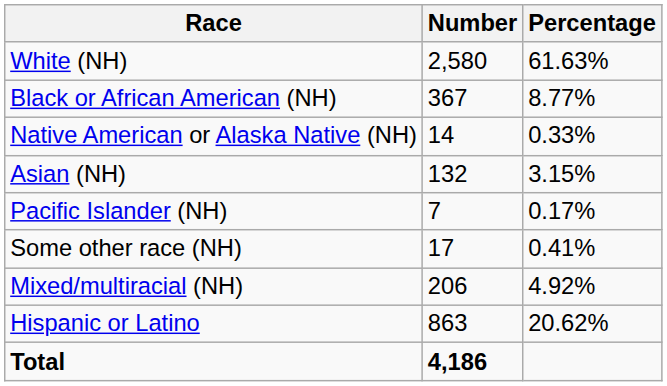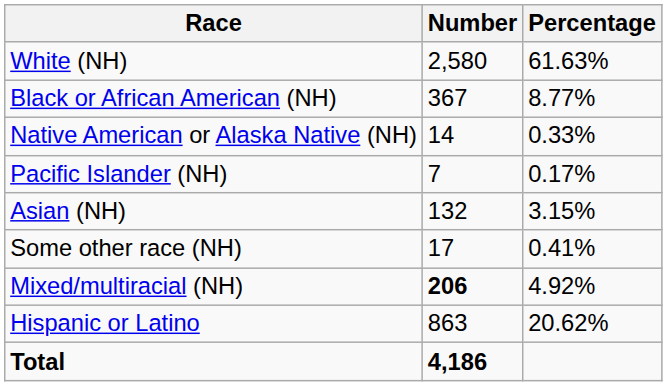rows swapped: (68, 173) <-> (119, 211)
(448, 286) normal -> (448, 286) bold
